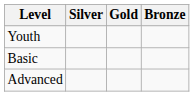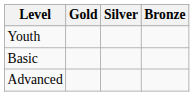columns swapped: (124, 15) <-> (86, 15)
